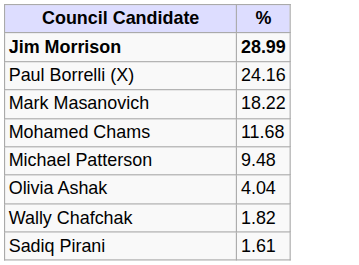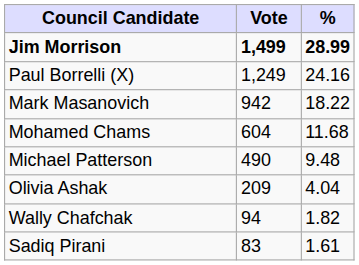+ column: (269, 18)
